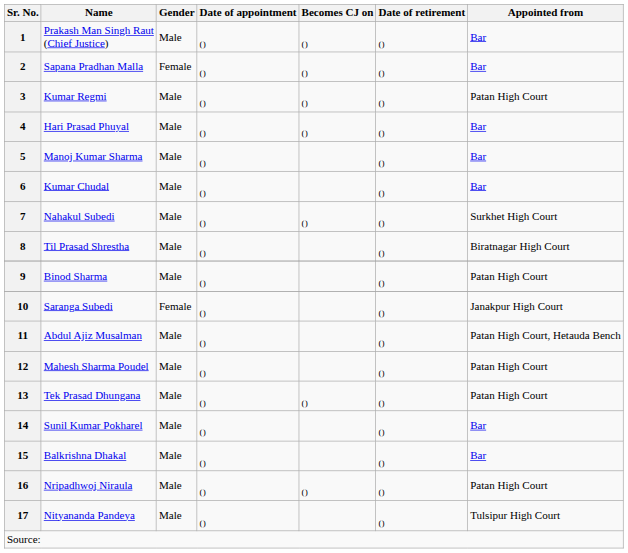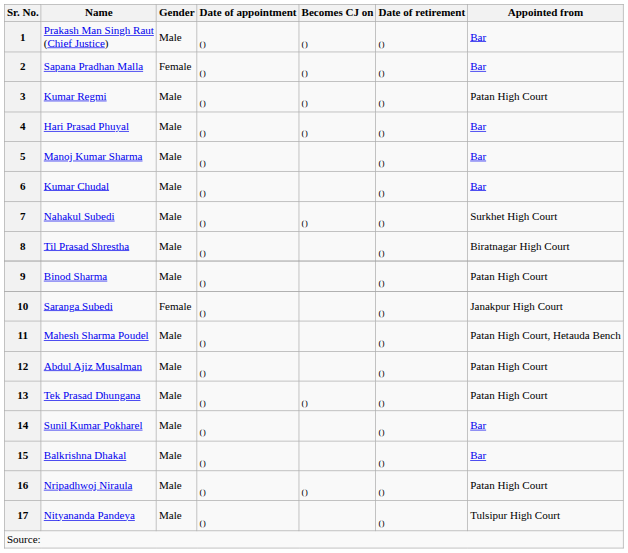(93, 336) Abdul Ajiz Musalman -> (96, 336) Mahesh Sharma Poudel
(96, 366) Mahesh Sharma Poudel -> (93, 366) Abdul Ajiz Musalman
